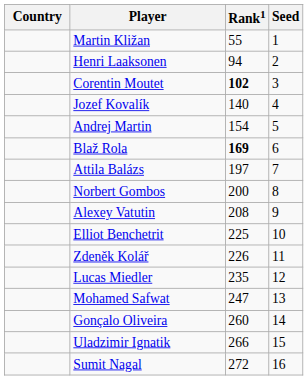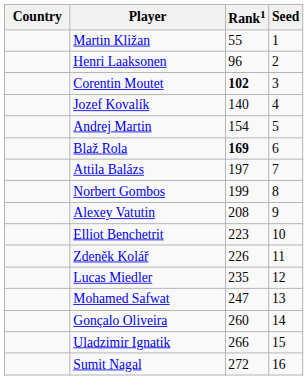(235, 62) 94 -> (235, 62) 96
(239, 191) 200 -> (239, 191) 199
(239, 234) 225 -> (239, 234) 223
